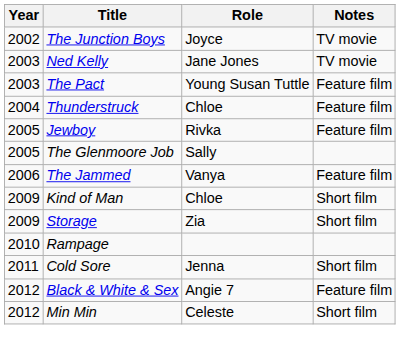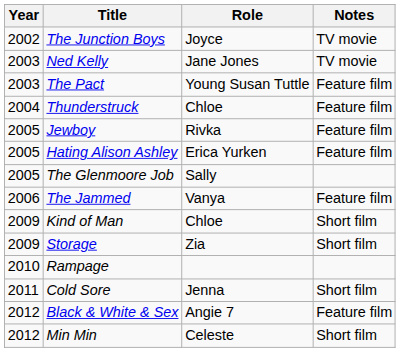+ row: (112, 152)
